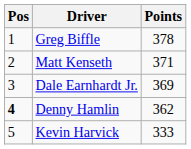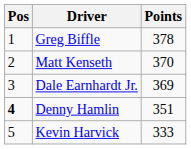(163, 62) 371 -> (163, 62) 370
(163, 109) 362 -> (163, 109) 351
